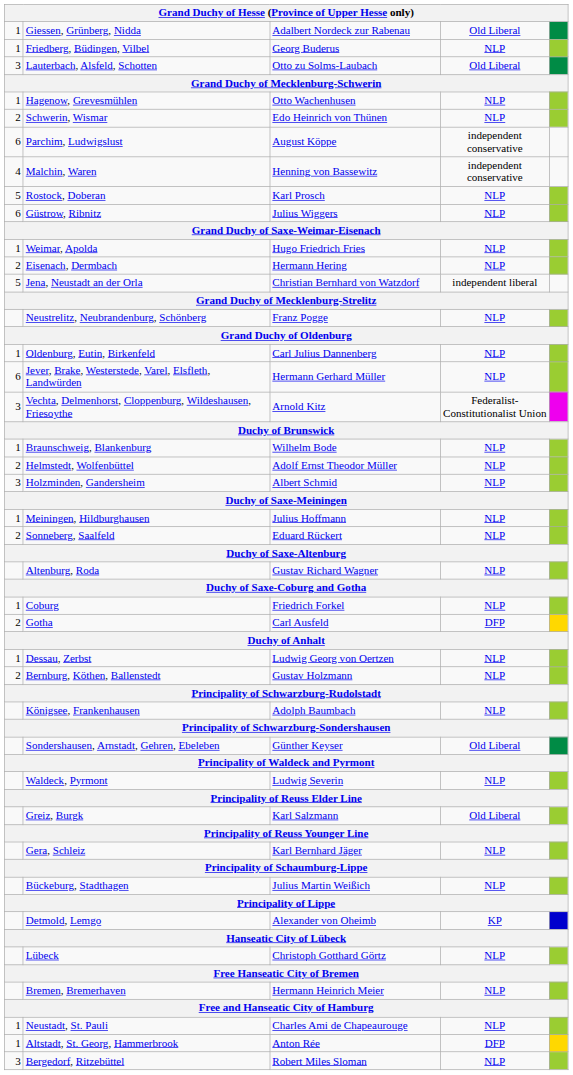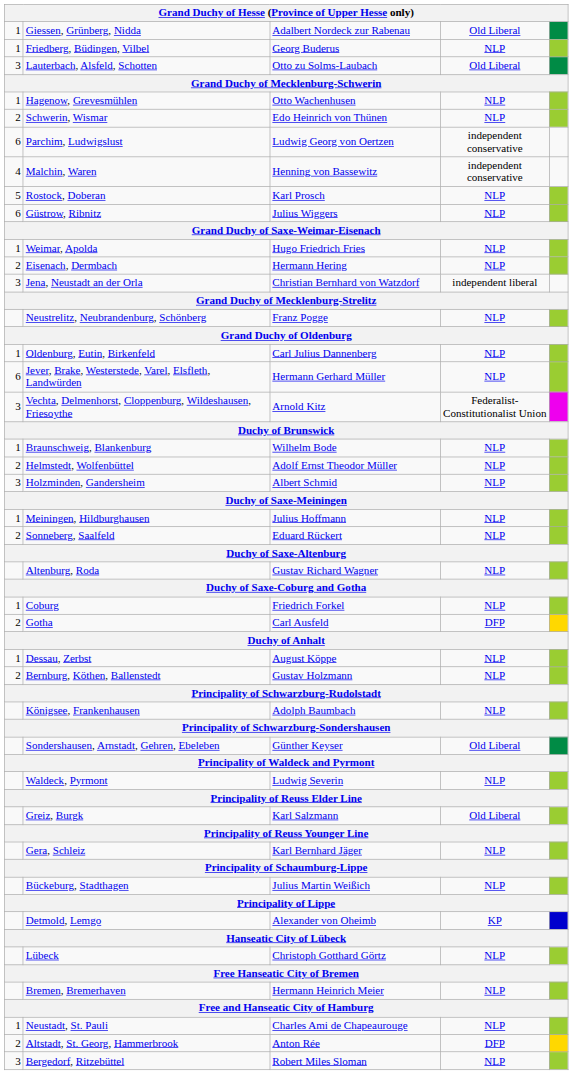(304, 142) August Köppe -> (333, 142) Ludwig Georg von Oertzen
(18, 283) 5 -> (18, 283) 3
(333, 658) Ludwig Georg von Oertzen -> (304, 658) August Köppe
(18, 1043) 1 -> (18, 1043) 2
